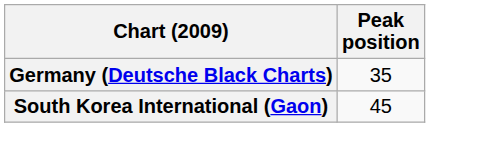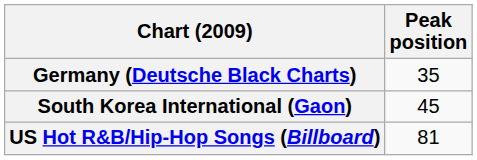+ row: (195, 138)
